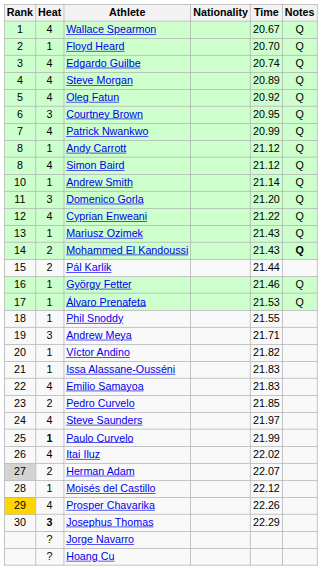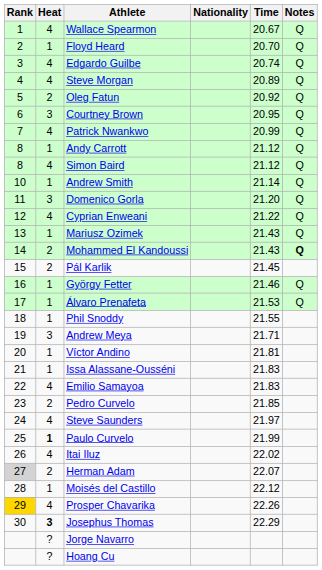(50, 98) 4 -> (50, 98) 2
(266, 268) 21.44 -> (266, 268) 21.45
(266, 353) 21.82 -> (266, 353) 21.81
